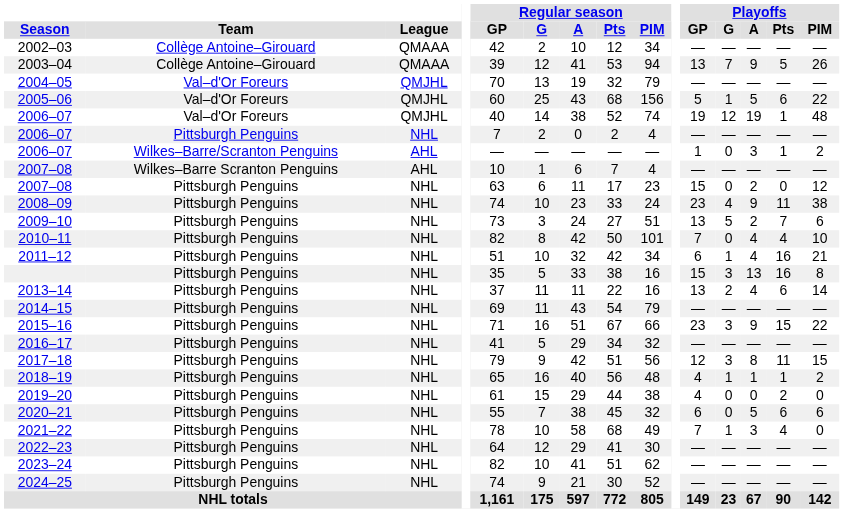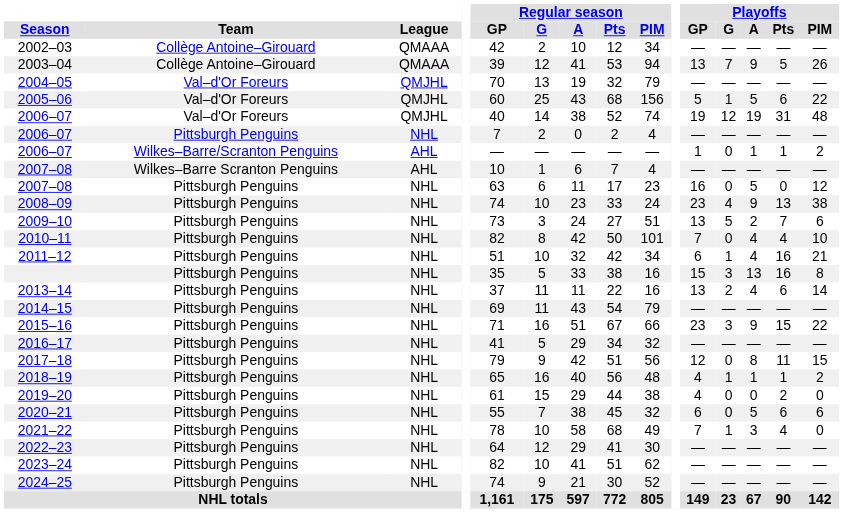(783, 117) 1 -> (783, 117) 31
(754, 151) 3 -> (754, 151) 1
(698, 186) 15 -> (698, 186) 16
(754, 186) 2 -> (754, 186) 5
(783, 204) 11 -> (783, 204) 13
(729, 360) 3 -> (729, 360) 0
